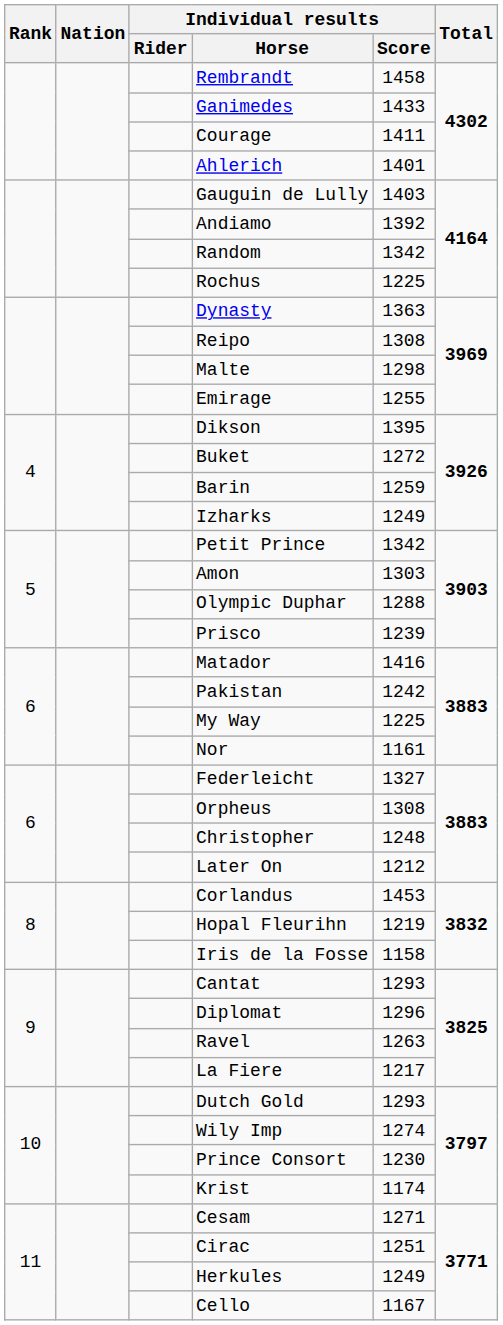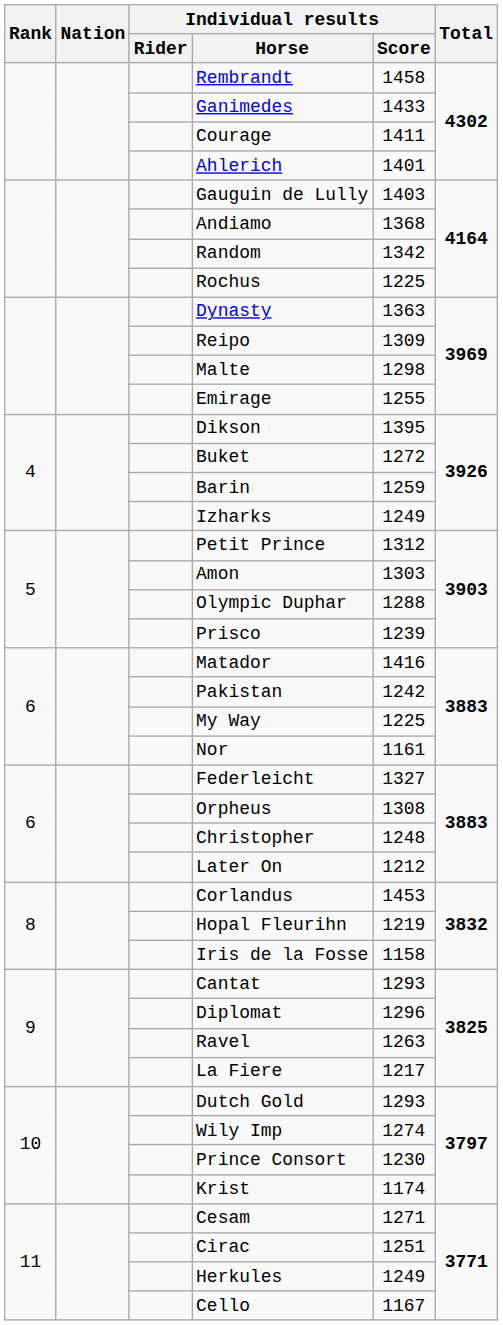(404, 224) 1392 -> (404, 224) 1368
(404, 341) 1308 -> (404, 341) 1309
(404, 546) 1342 -> (404, 546) 1312
